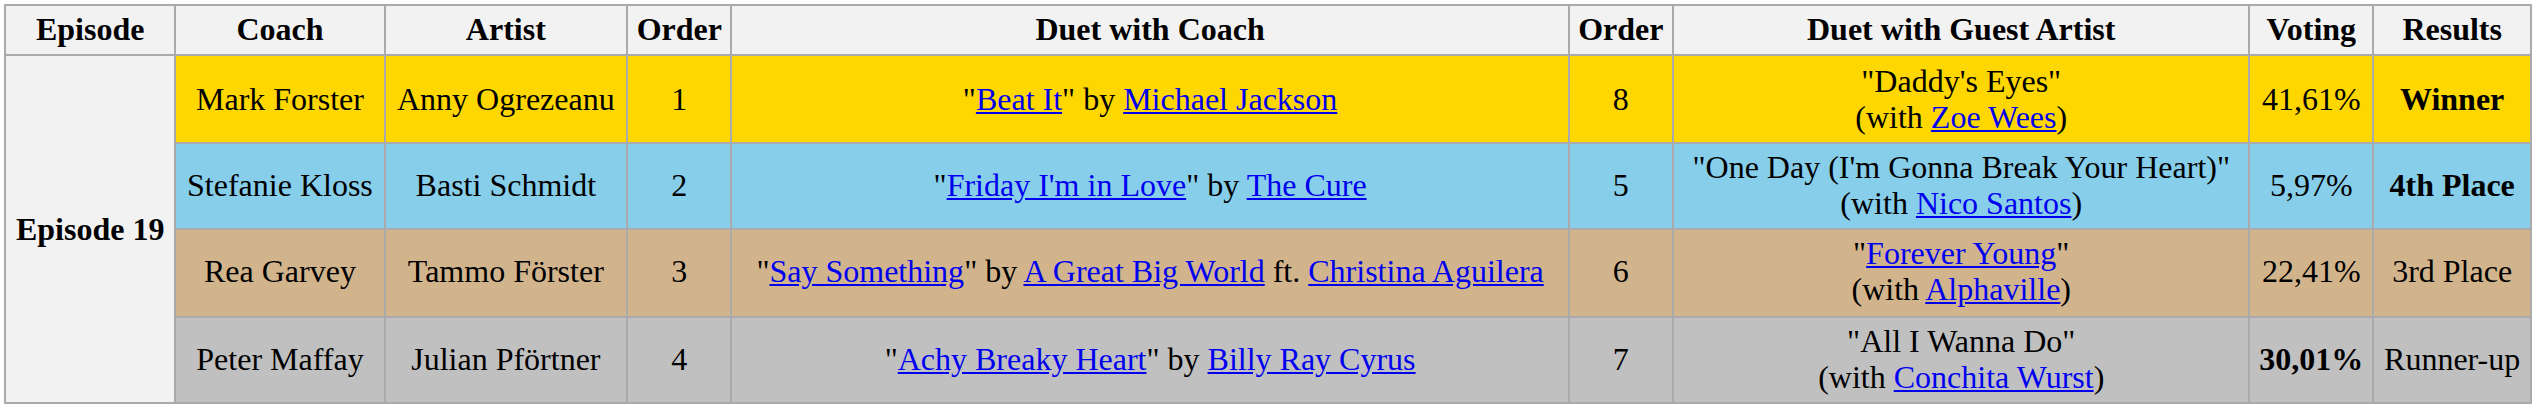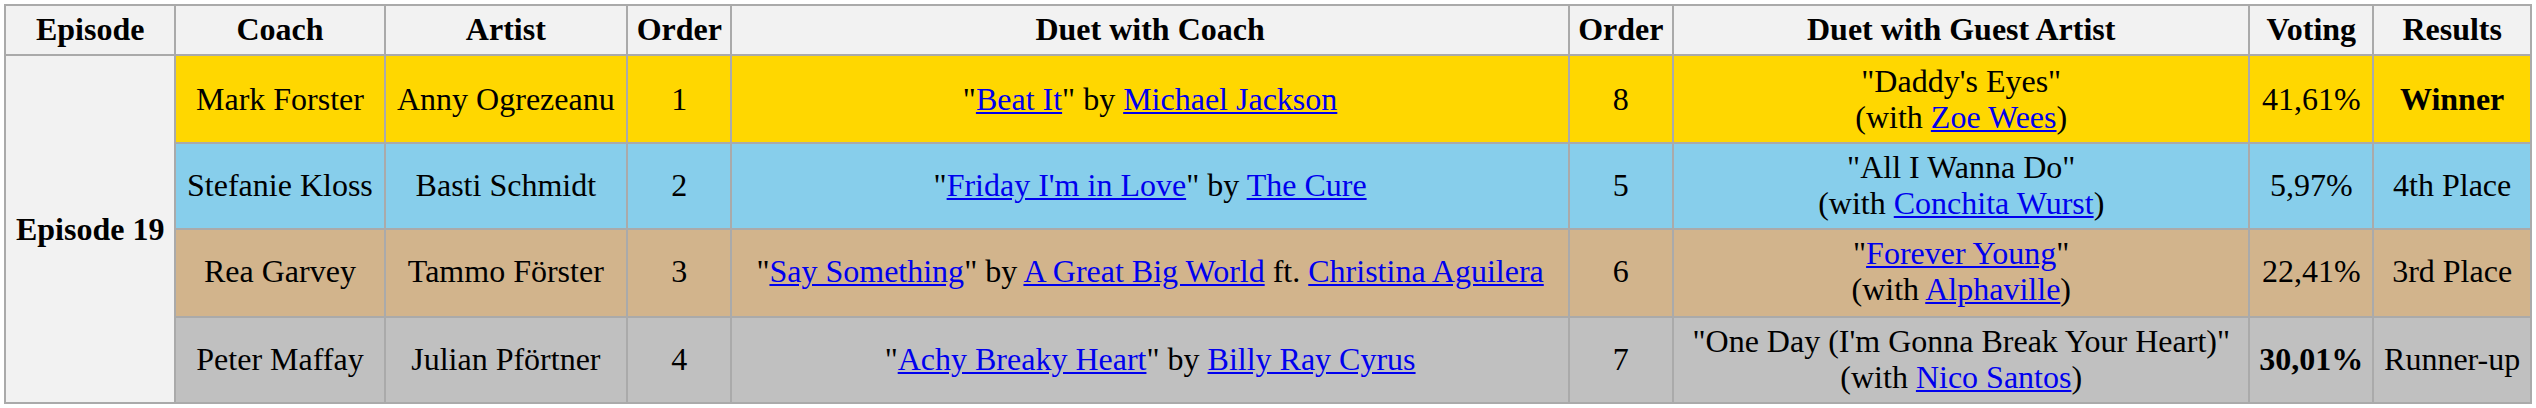(1961, 185) "One Day (I'm Gonna Break Your Heart)" (with Nico Santos) -> (1961, 185) "All I Wanna Do" (with Conchita Wurst)
(2452, 185) bold -> (2452, 185) normal
(1961, 358) "All I Wanna Do" (with Conchita Wurst) -> (1961, 358) "One Day (I'm Gonna Break Your Heart)" (with Nico Santos)
